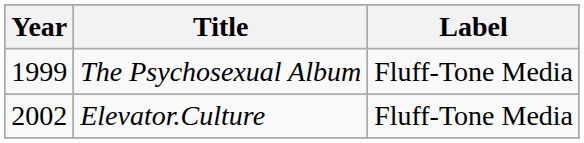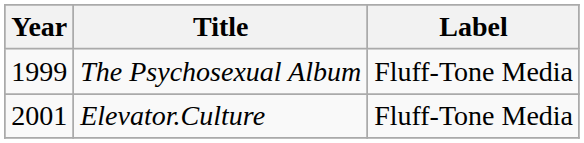(39, 115) 2002 -> (39, 115) 2001
